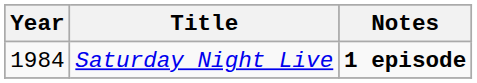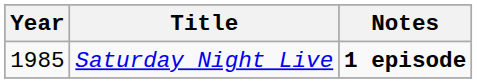(37, 60) 1984 -> (37, 60) 1985
